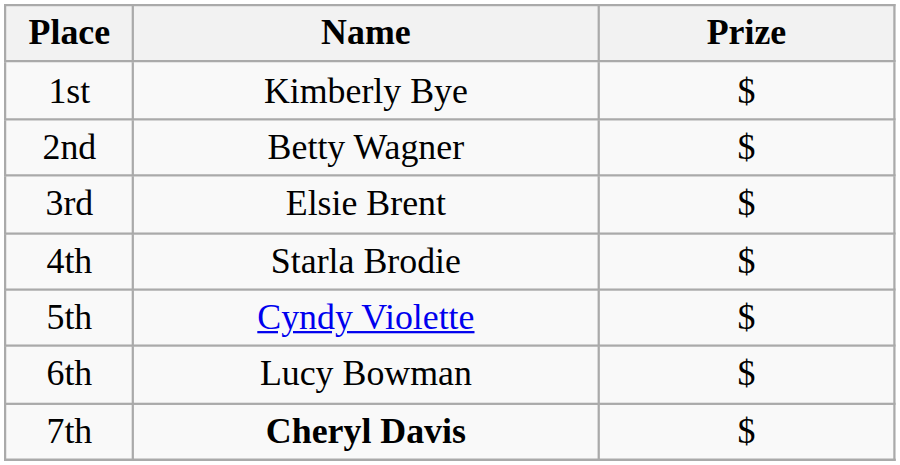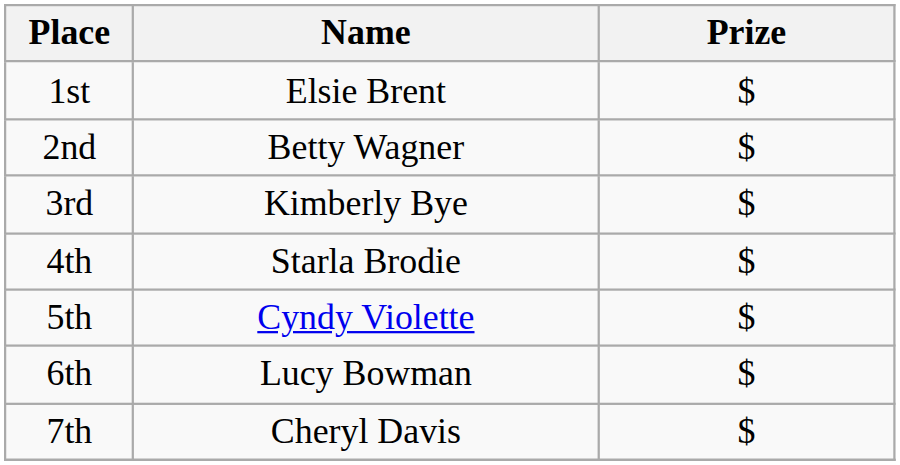(366, 89) Kimberly Bye -> (366, 89) Elsie Brent
(366, 203) Elsie Brent -> (366, 203) Kimberly Bye
(366, 430) bold -> (366, 430) normal
